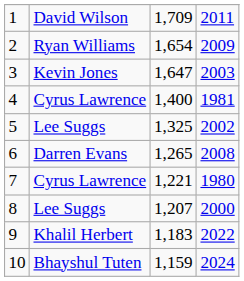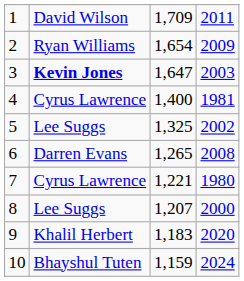(76, 72) normal -> (78, 72) bold
(218, 235) 2022 -> (218, 235) 2020
